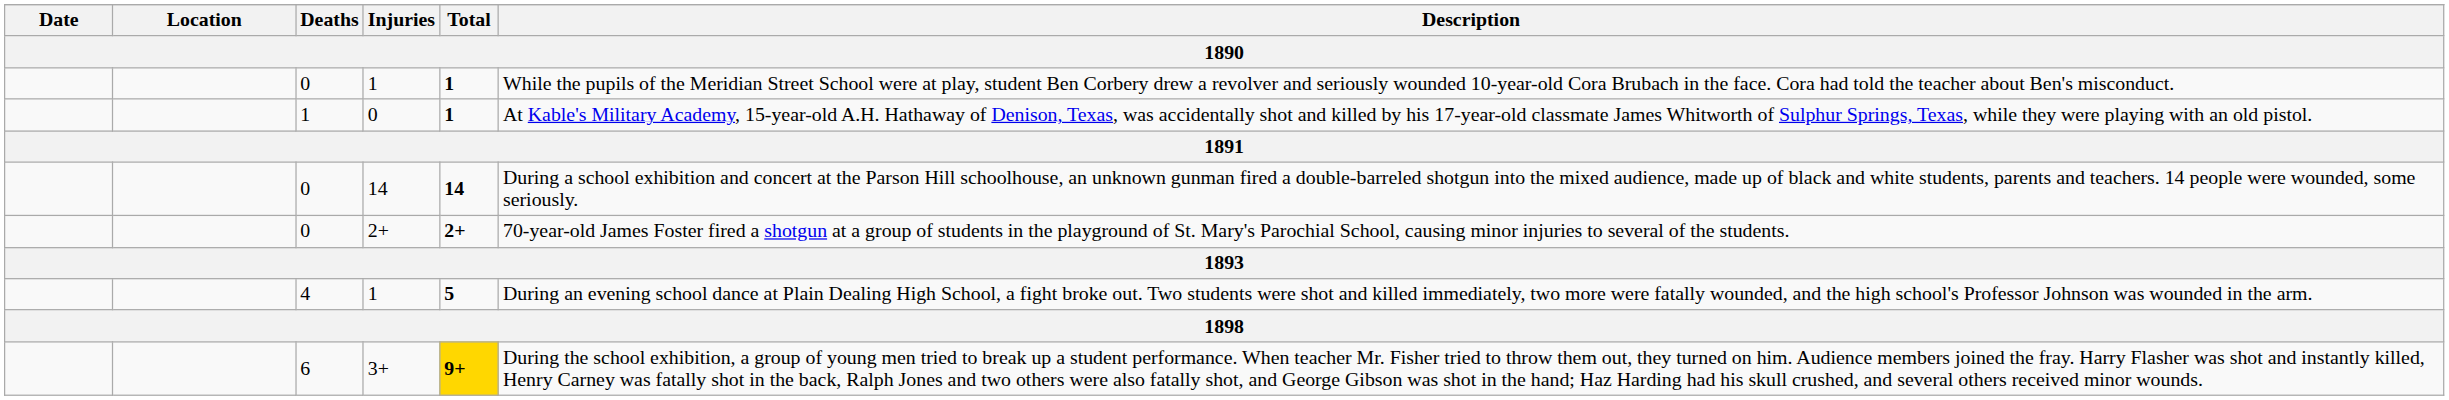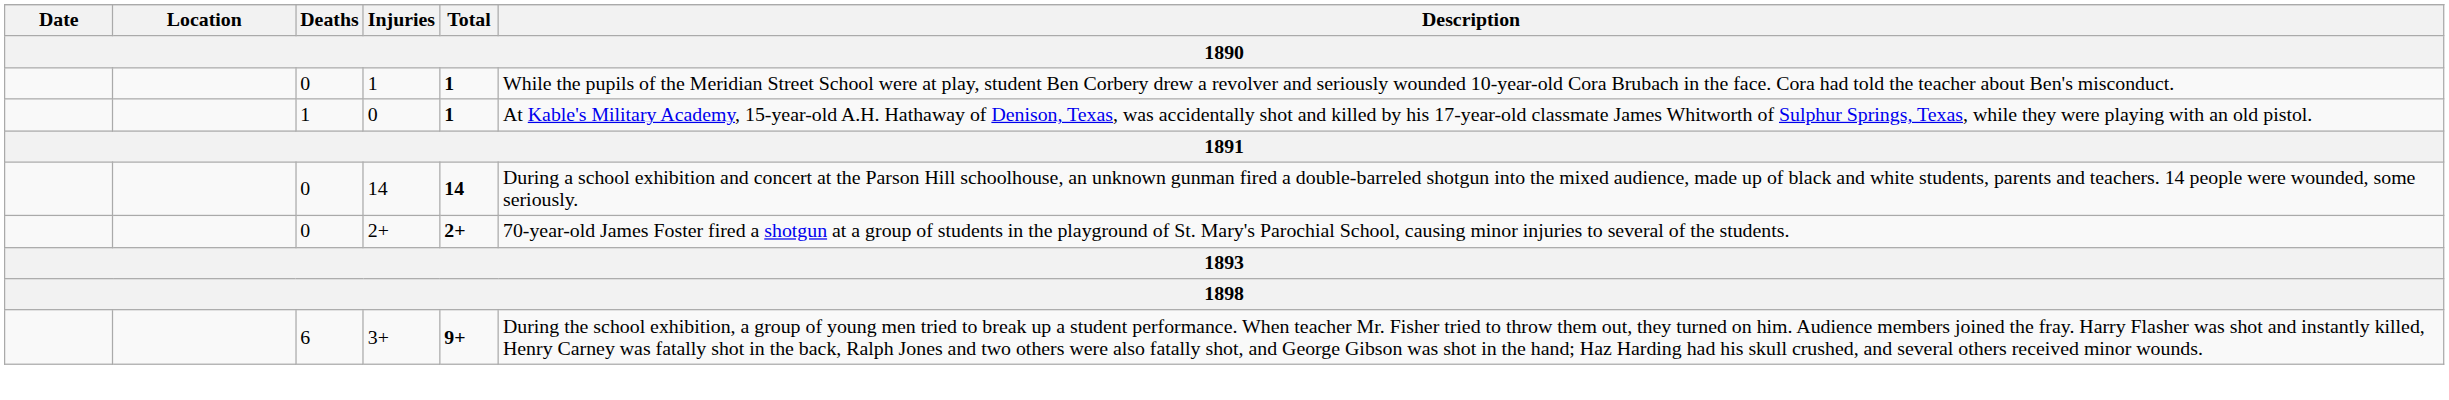- row: (305, 294)
(455, 368) gold background -> (455, 336) no background
